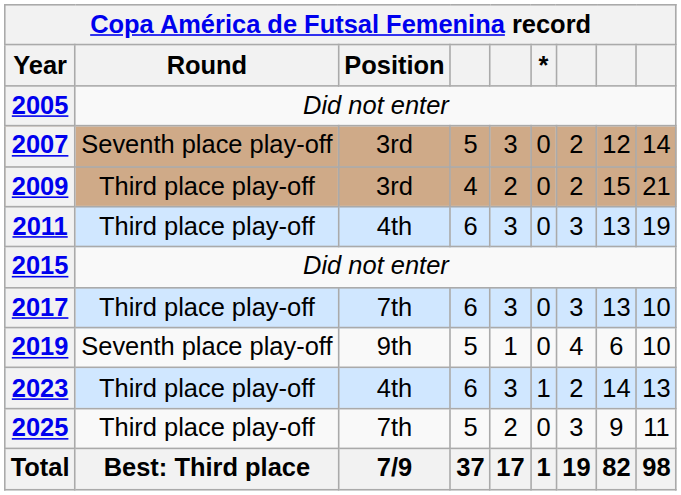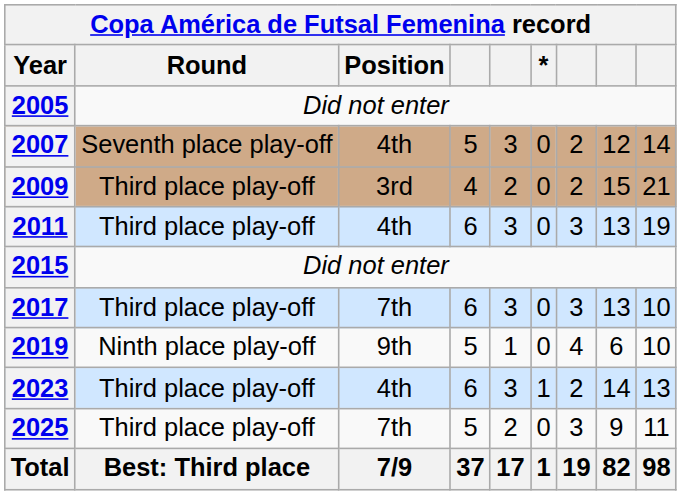(394, 145) 3rd -> (394, 145) 4th
(207, 347) Seventh place play-off -> (207, 347) Ninth place play-off
